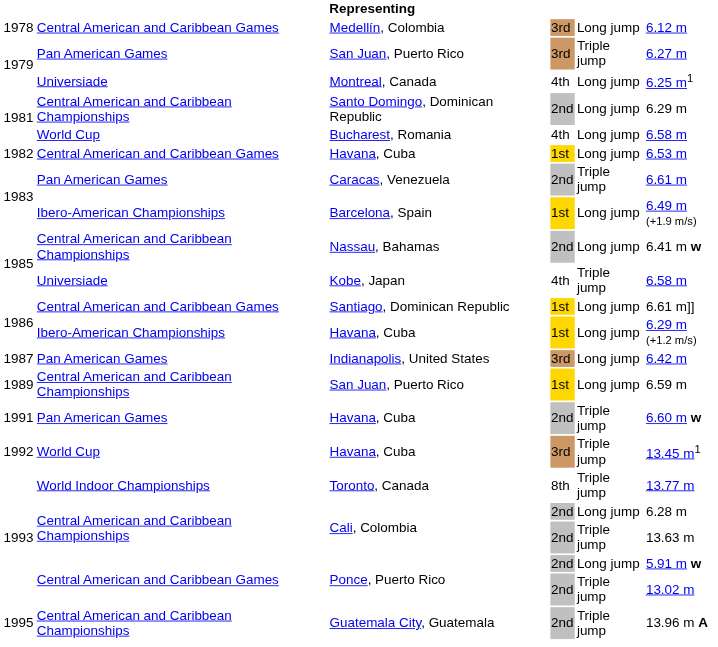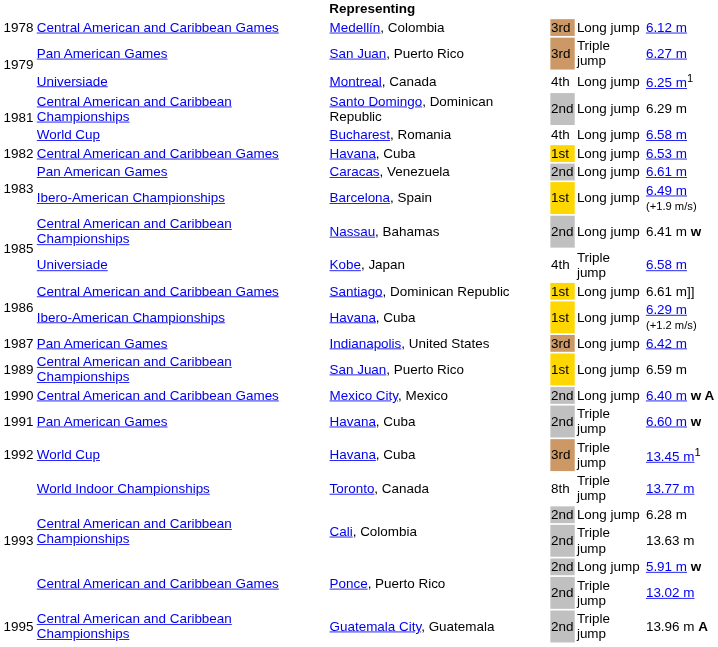(593, 179) Triple jump -> (608, 172) Long jump
+ row: (18, 395)
